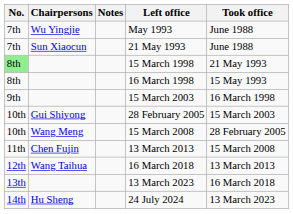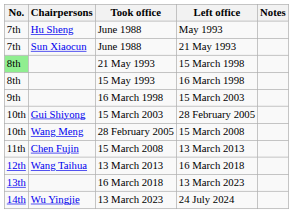columns swapped: (248, 13) <-> (110, 13)
(55, 30) Wu Yingjie -> (52, 30) Hu Sheng
(52, 200) Hu Sheng -> (55, 200) Wu Yingjie
